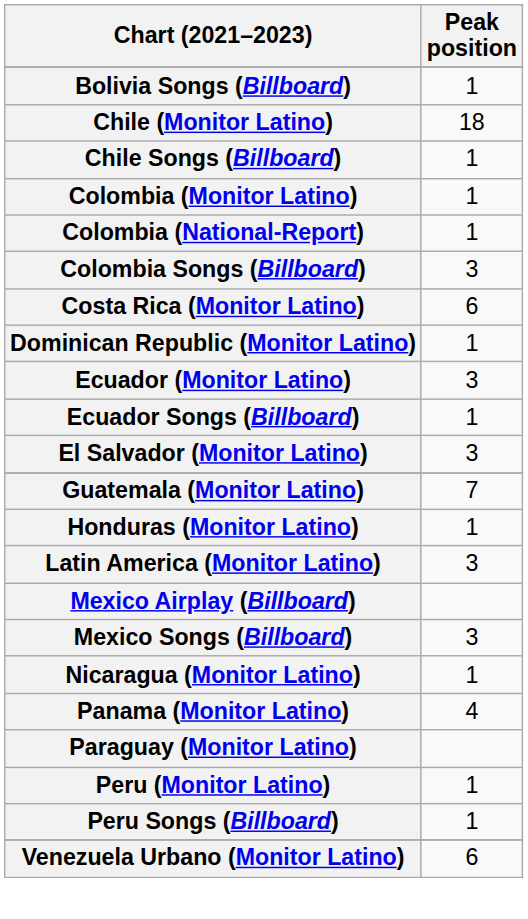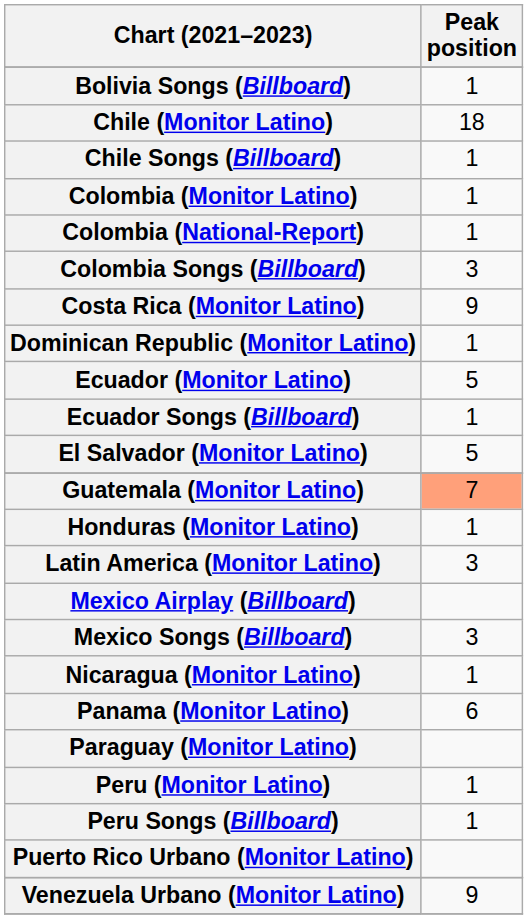(472, 306) 6 -> (472, 306) 9
(472, 380) 3 -> (472, 380) 5
(472, 453) 3 -> (472, 453) 5
(472, 490) no background -> (472, 490) lightsalmon background
(472, 711) 4 -> (472, 711) 6
+ row: (213, 858)
(472, 858) 6 -> (472, 895) 9
